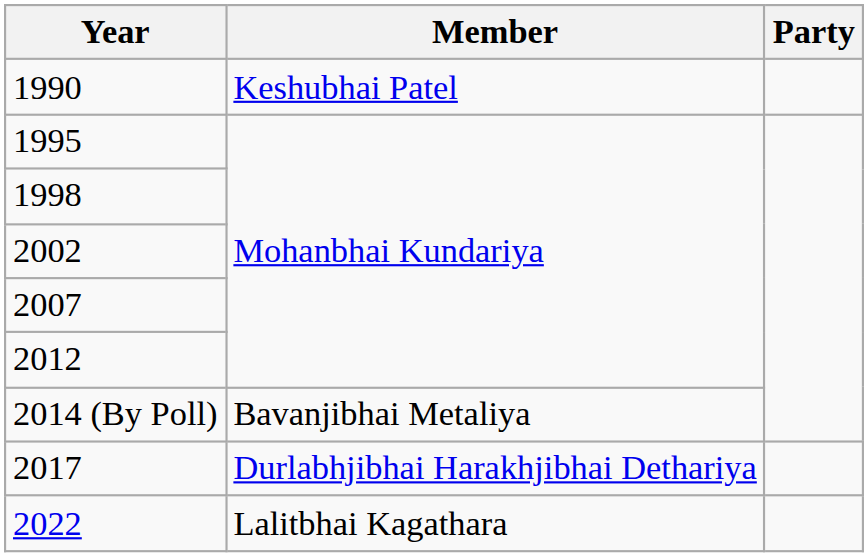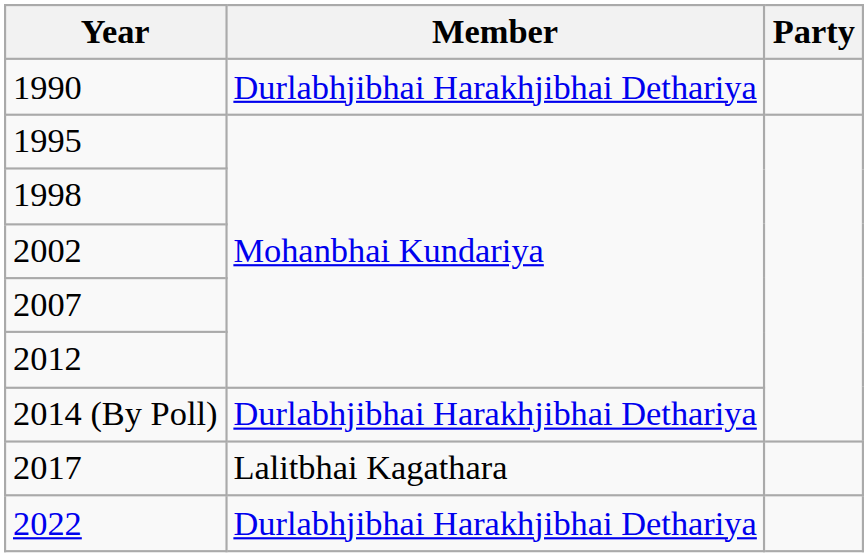(346, 86) Keshubhai Patel -> (495, 86) Durlabhjibhai Harakhjibhai Dethariya
(382, 413) Bavanjibhai Metaliya -> (495, 413) Durlabhjibhai Harakhjibhai Dethariya
(495, 468) Durlabhjibhai Harakhjibhai Dethariya -> (370, 468) Lalitbhai Kagathara
(370, 522) Lalitbhai Kagathara -> (495, 522) Durlabhjibhai Harakhjibhai Dethariya
